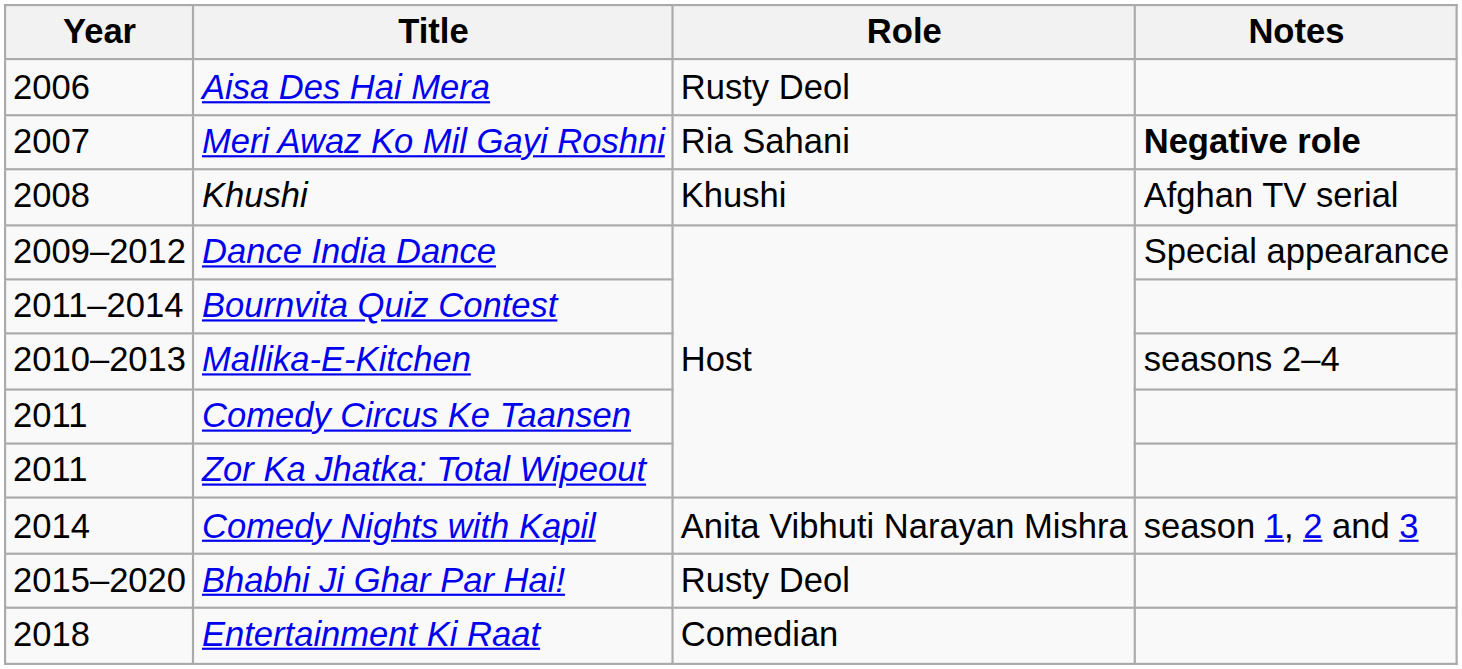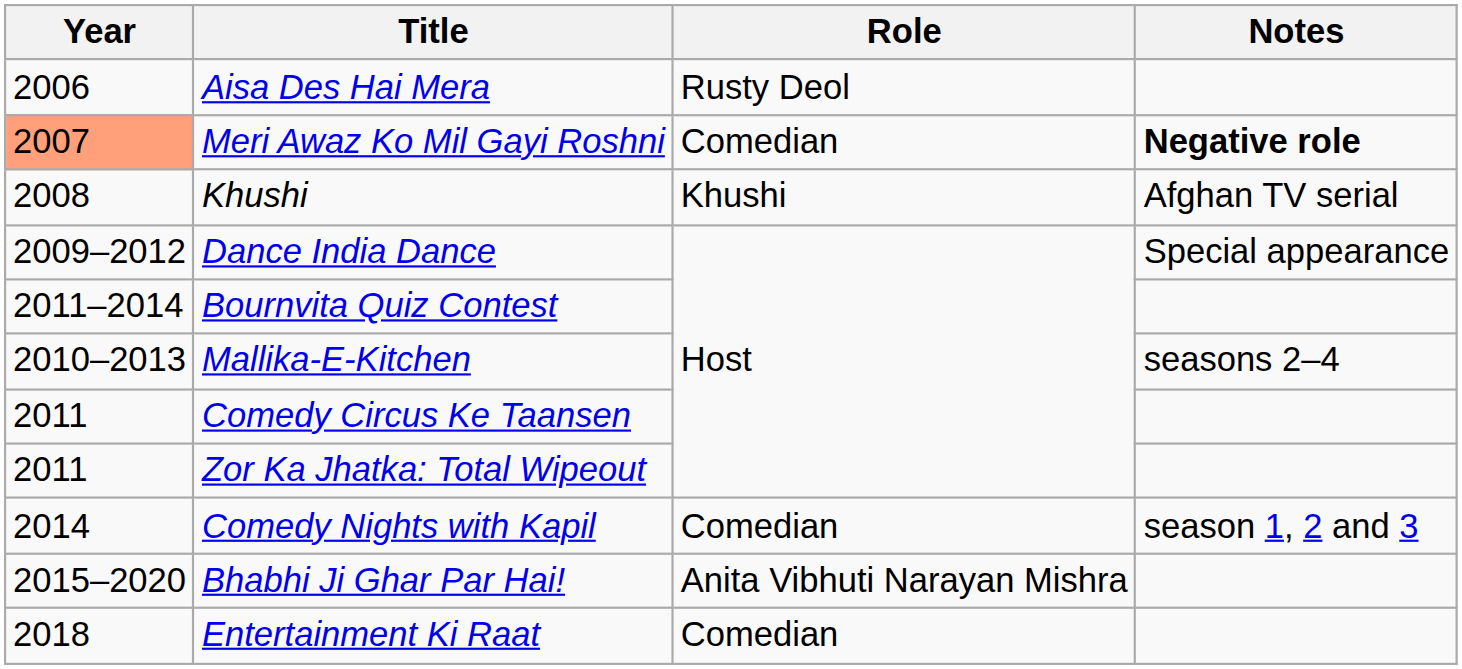(51, 141) no background -> (51, 141) lightsalmon background
(765, 141) Ria Sahani -> (760, 141) Comedian
(904, 525) Anita Vibhuti Narayan Mishra -> (760, 525) Comedian
(765, 580) Rusty Deol -> (904, 580) Anita Vibhuti Narayan Mishra
